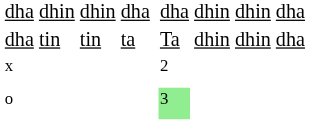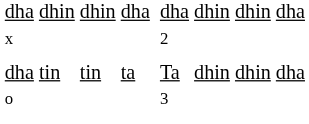rows swapped: (9, 66) <-> (19, 39)
(164, 99) lightgreen background -> (164, 99) no background
